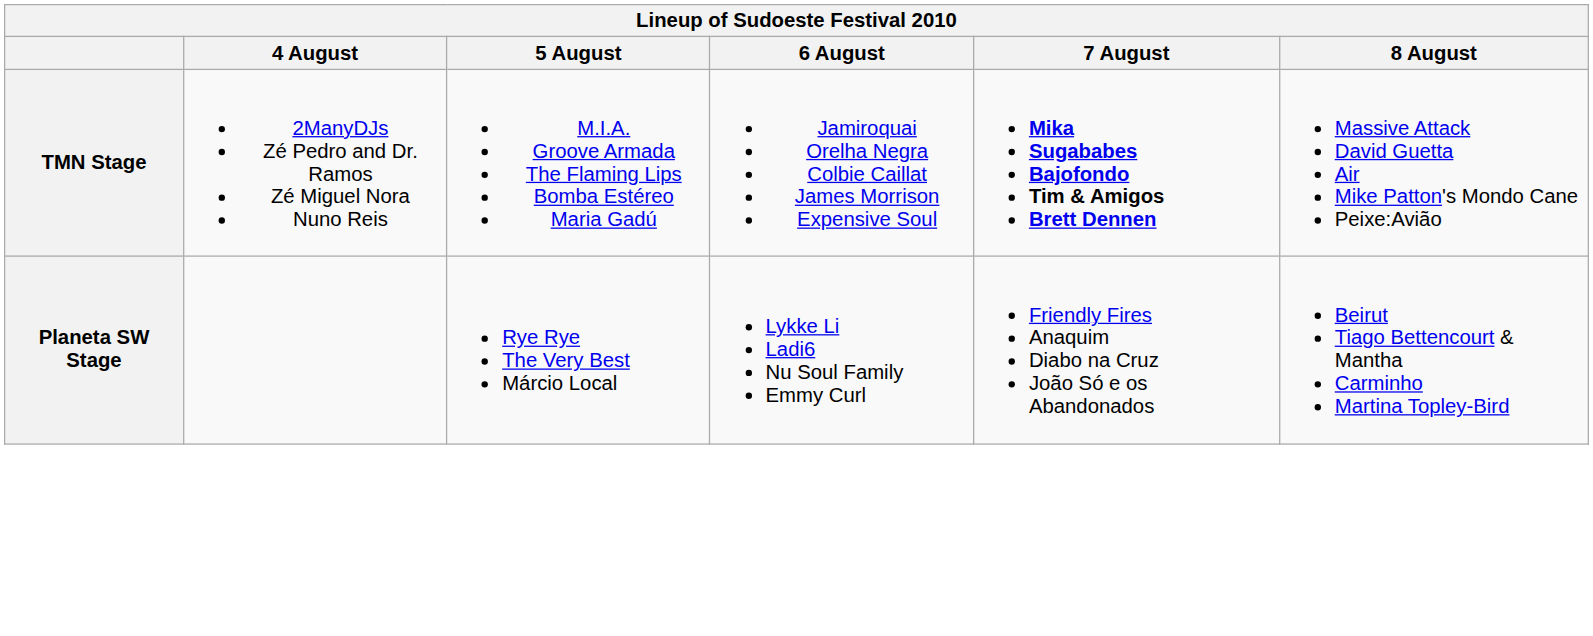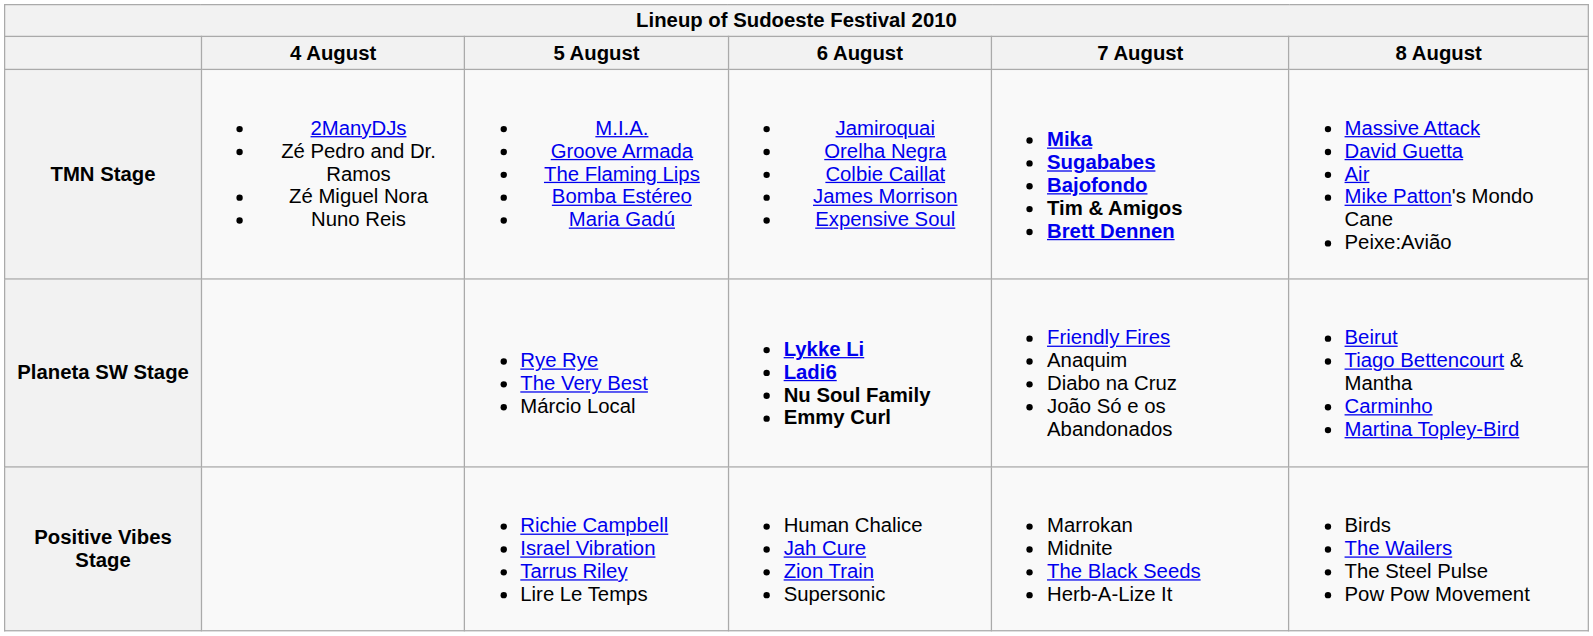(842, 361) normal -> (860, 384) bold
+ row: (103, 548)
